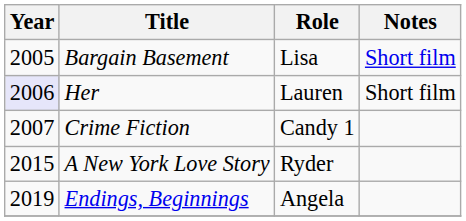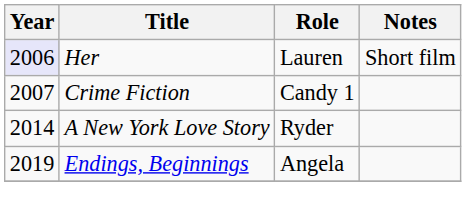- row: (147, 57)
(32, 163) 2015 -> (32, 127) 2014
